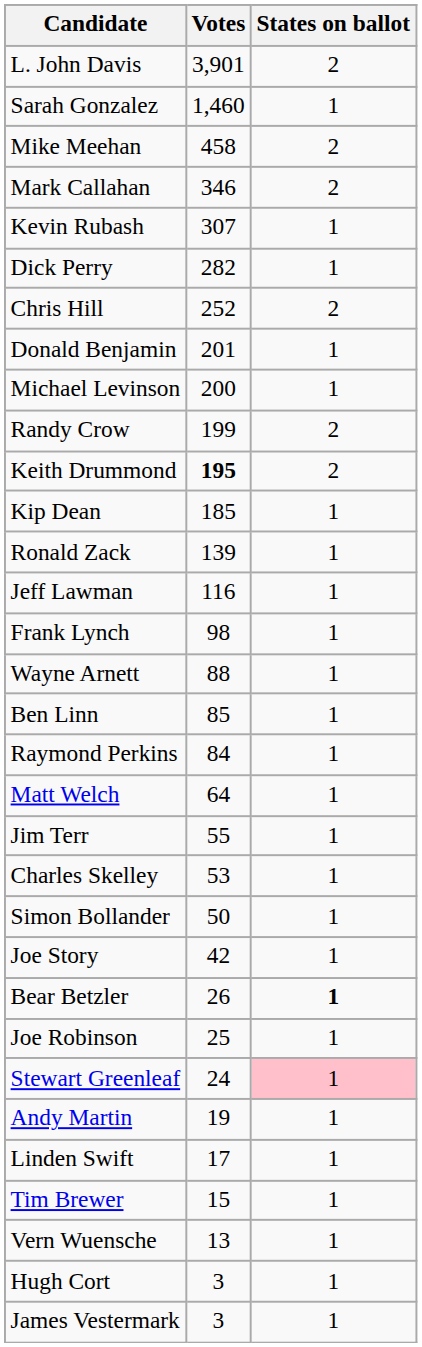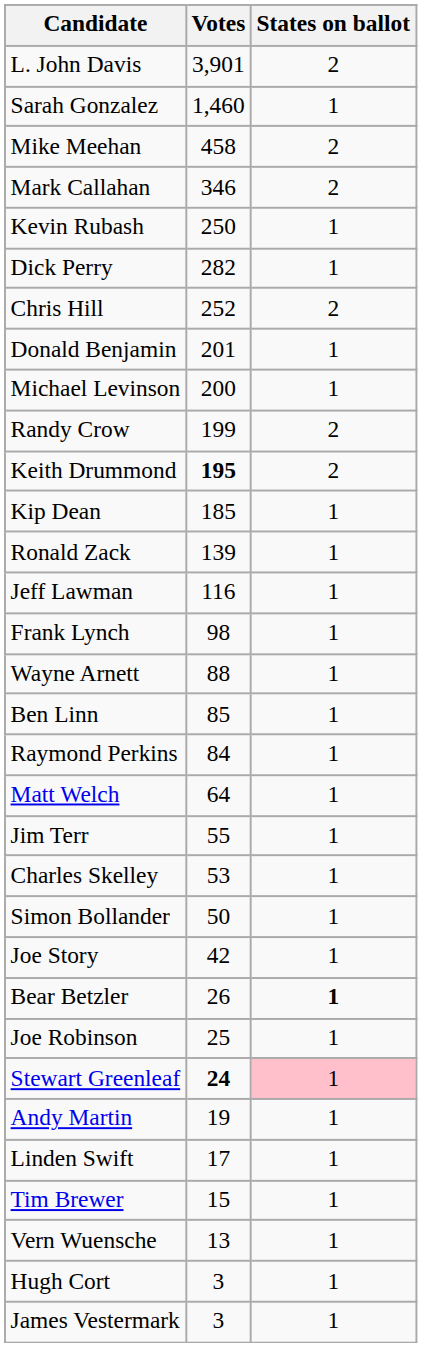(218, 227) 307 -> (218, 227) 250
(218, 1078) normal -> (218, 1078) bold
